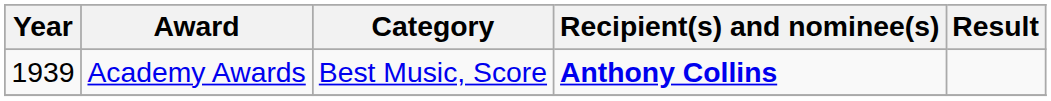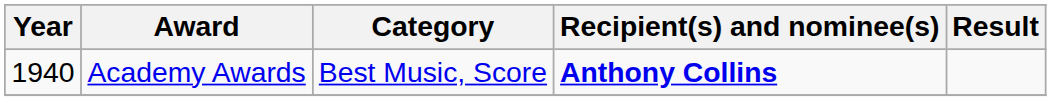(43, 71) 1939 -> (43, 71) 1940
